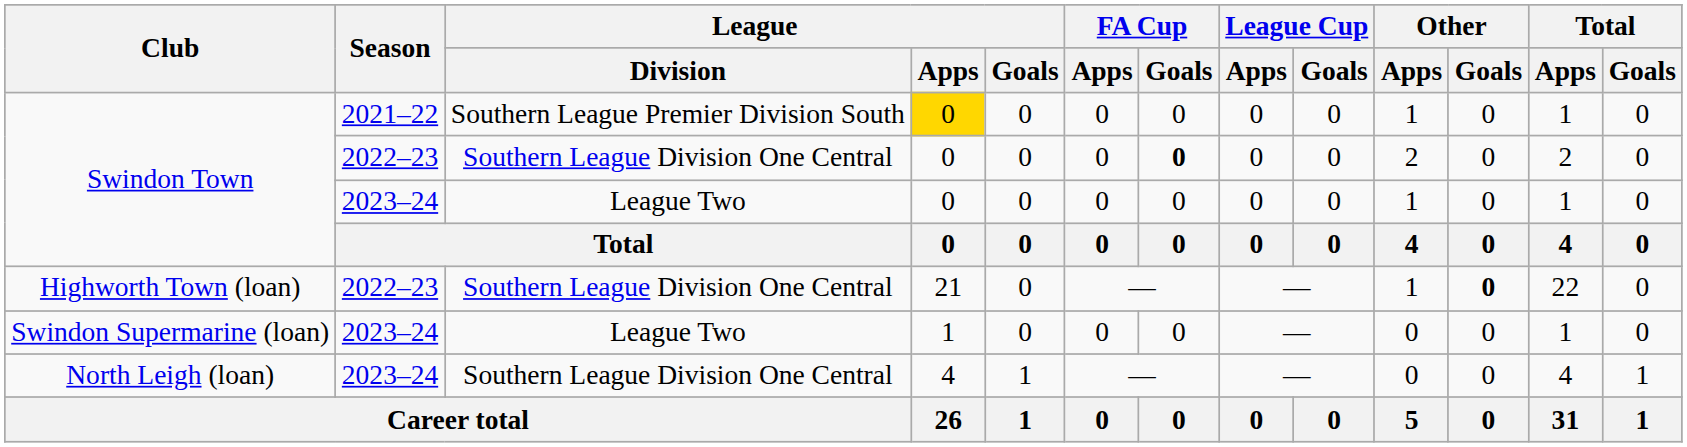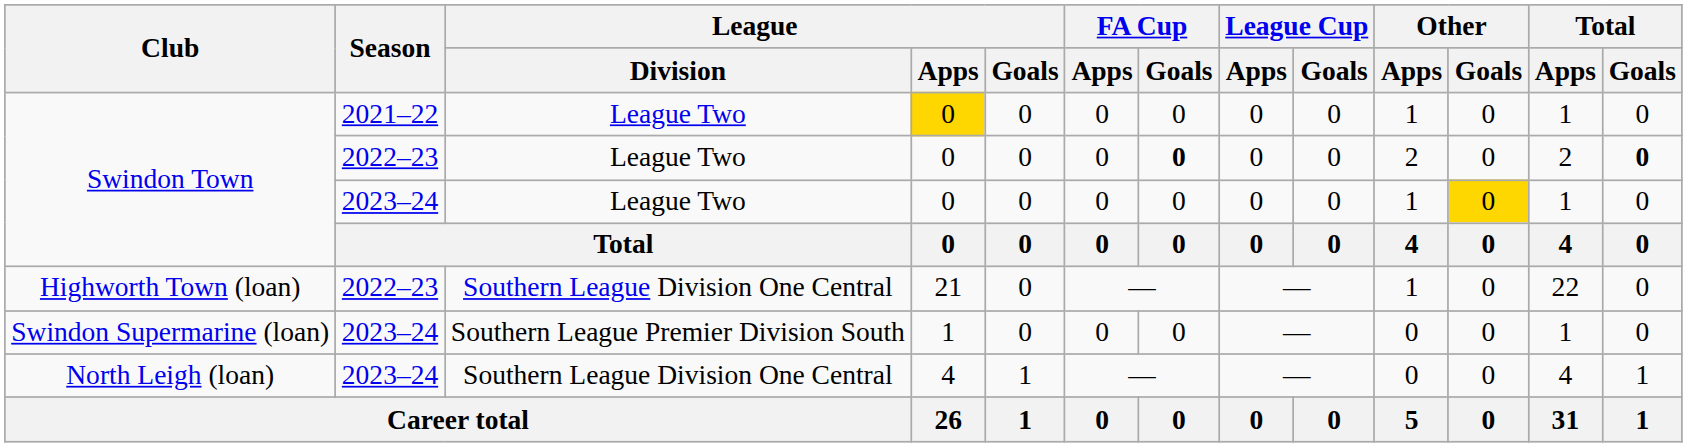(678, 113) Southern League Premier Division South -> (678, 113) League Two
(678, 157) Southern League Division One Central -> (678, 157) League Two
(1642, 157) normal -> (1642, 157) bold
(1488, 200) no background -> (1488, 200) gold background
(1488, 288) bold -> (1488, 288) normal
(678, 331) League Two -> (678, 331) Southern League Premier Division South
